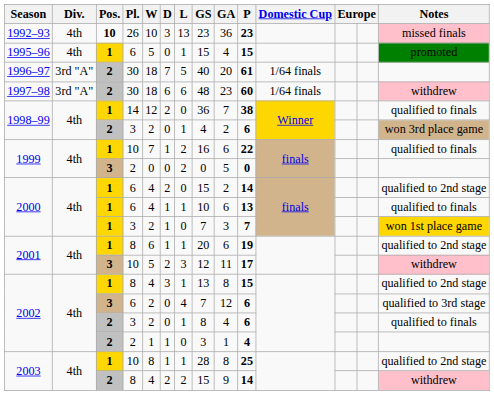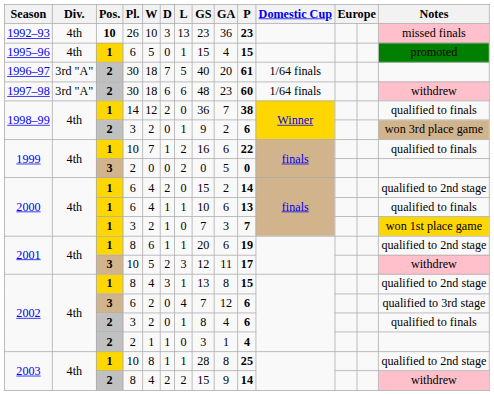(203, 129) 4 -> (203, 129) 9
